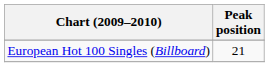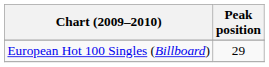(238, 51) 21 -> (238, 51) 29
